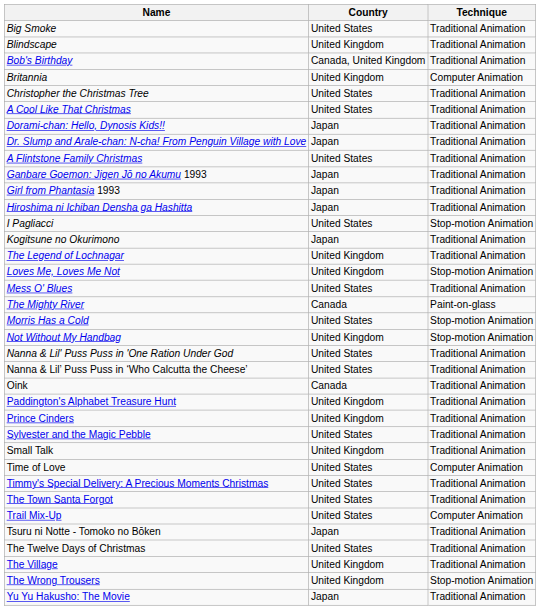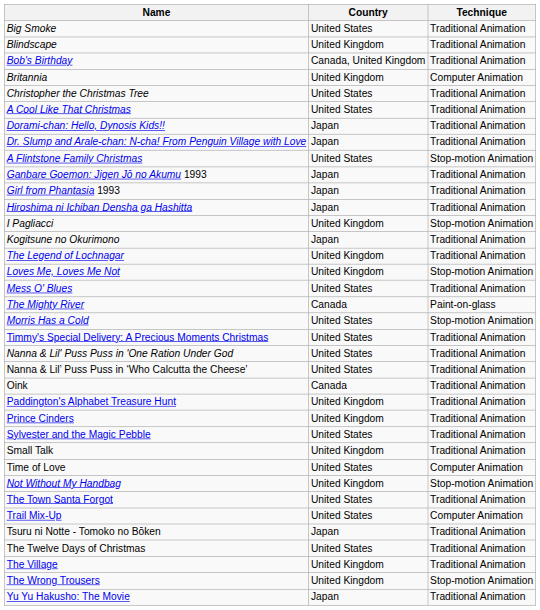(478, 158) Traditional Animation -> (482, 158) Stop-motion Animation
(342, 223) United States -> (347, 223) United Kingdom
rows swapped: (64, 337) <-> (137, 483)
